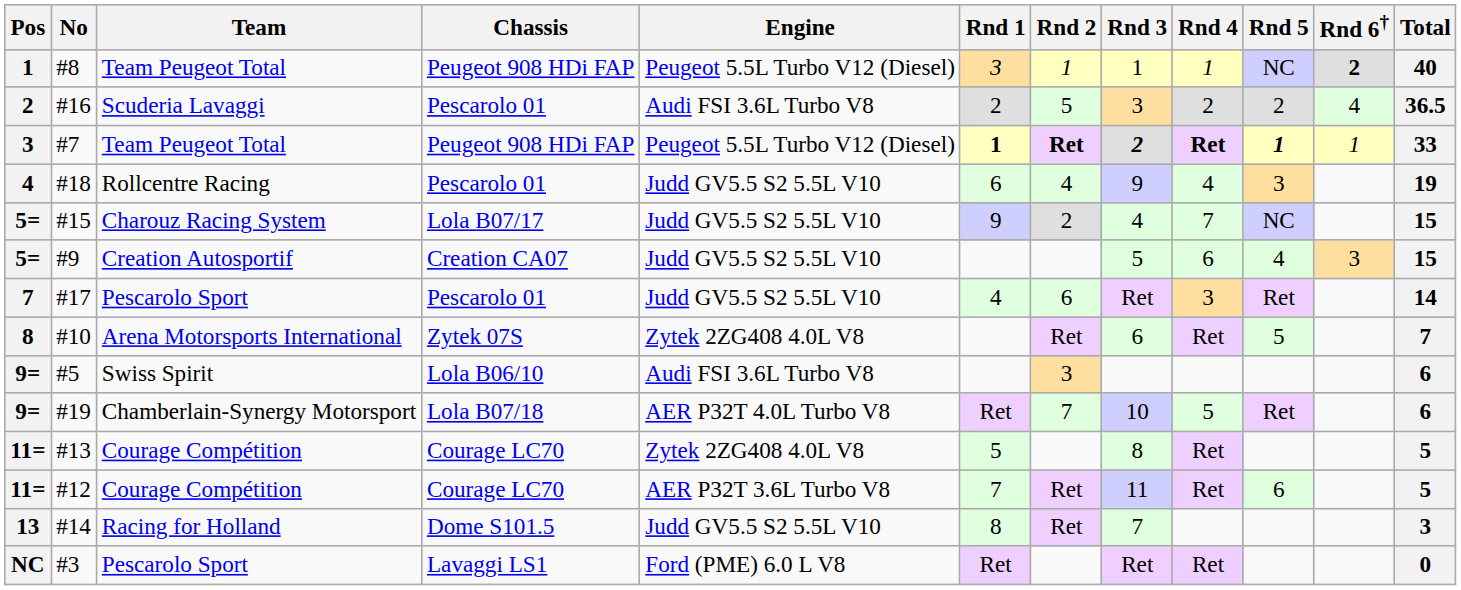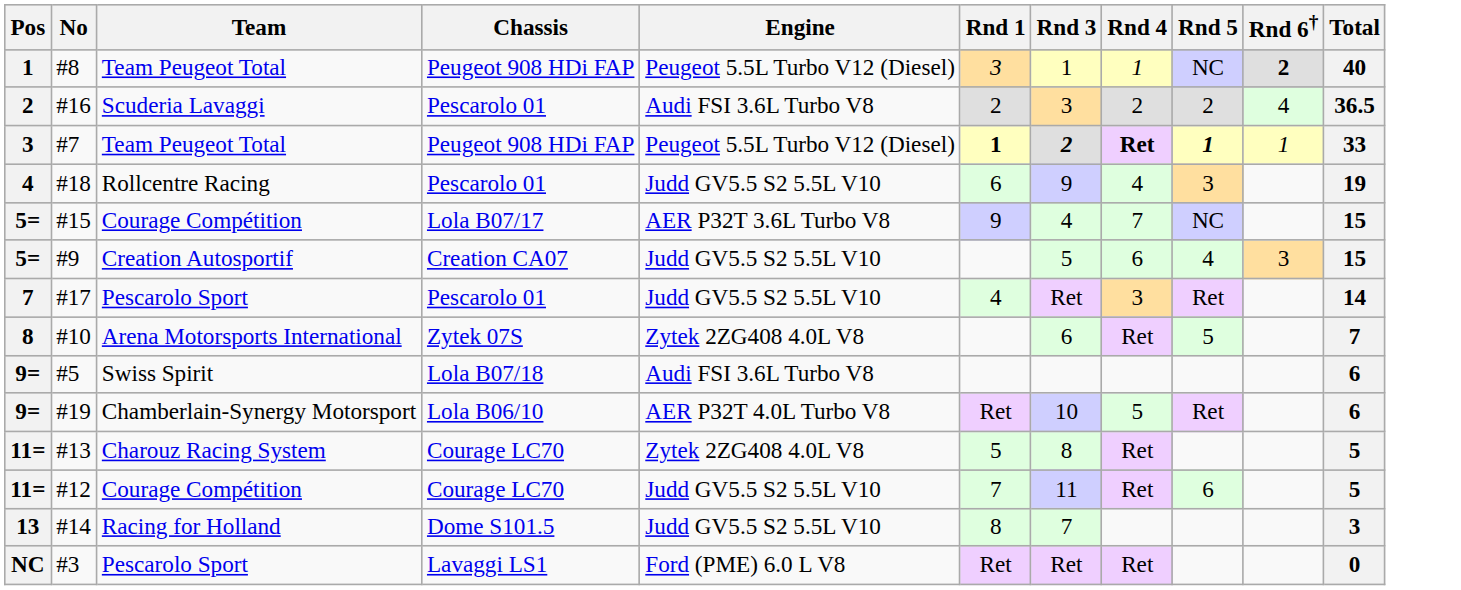- column: (1066, 27)
(214, 221) Charouz Racing System -> (202, 221) Courage Compétition
(763, 221) Judd GV5.5 S2 5.5L V10 -> (768, 221) AER P32T 3.6L Turbo V8
(485, 374) Lola B06/10 -> (485, 374) Lola B07/18
(485, 412) Lola B07/18 -> (485, 412) Lola B06/10
(202, 450) Courage Compétition -> (214, 450) Charouz Racing System
(768, 488) AER P32T 3.6L Turbo V8 -> (763, 488) Judd GV5.5 S2 5.5L V10
